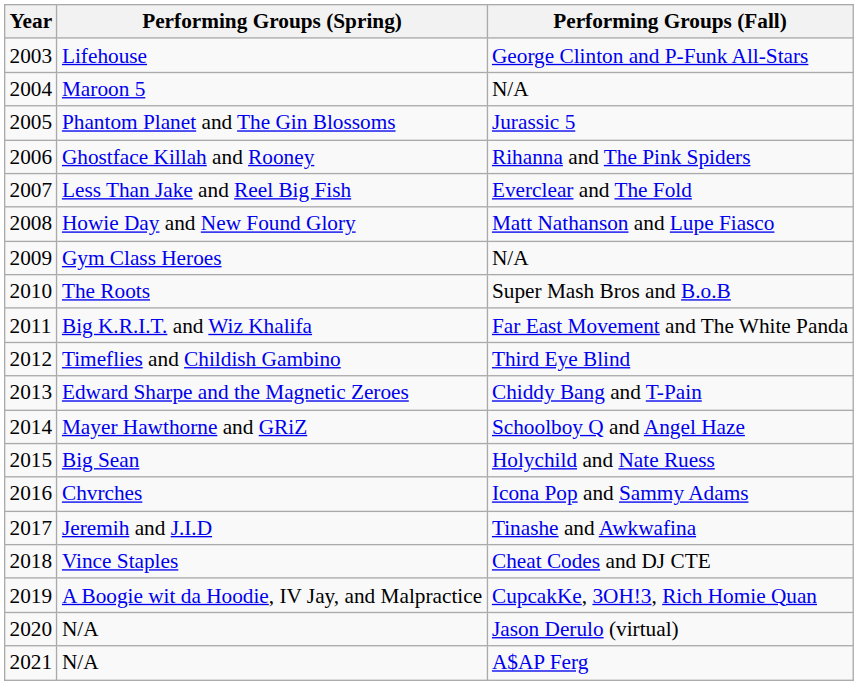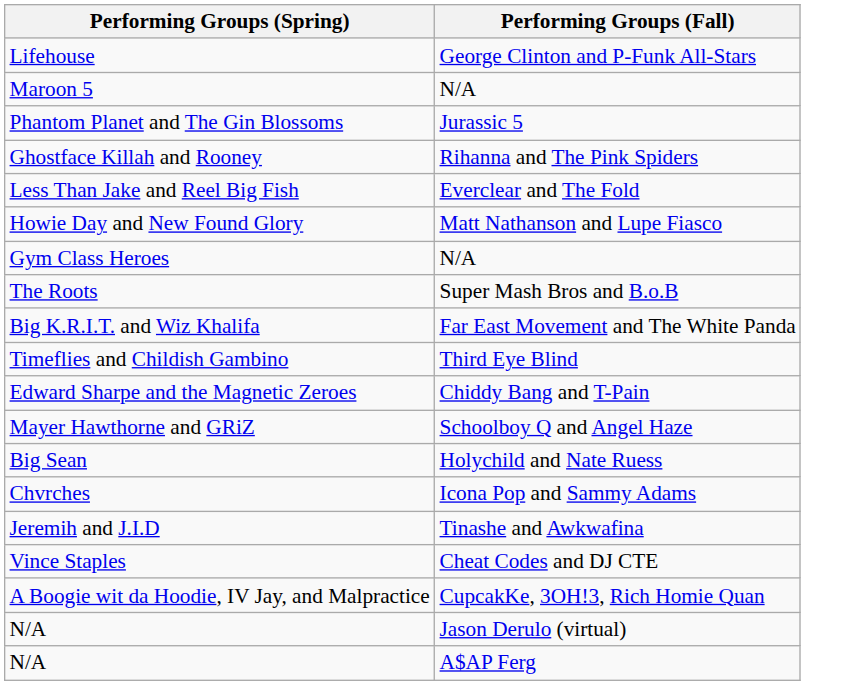- column: (31, 21)
